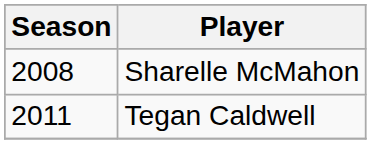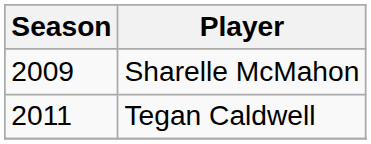(43, 71) 2008 -> (43, 71) 2009
